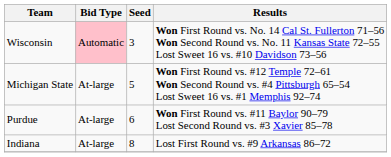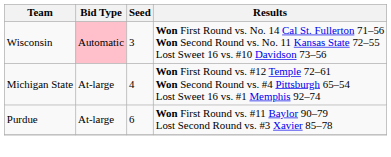(132, 84) 5 -> (132, 84) 4
- row: (23, 143)
